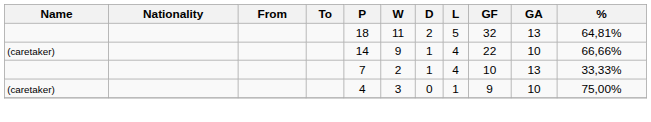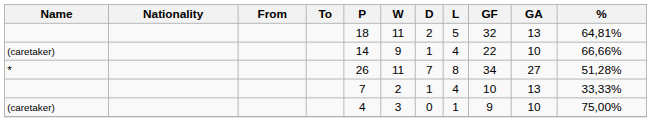+ row: (9, 70)
